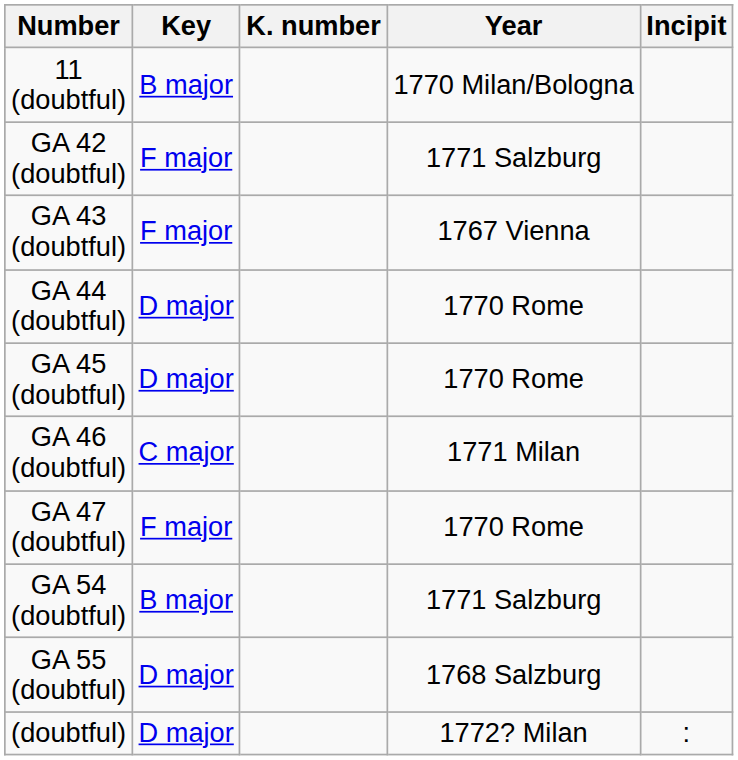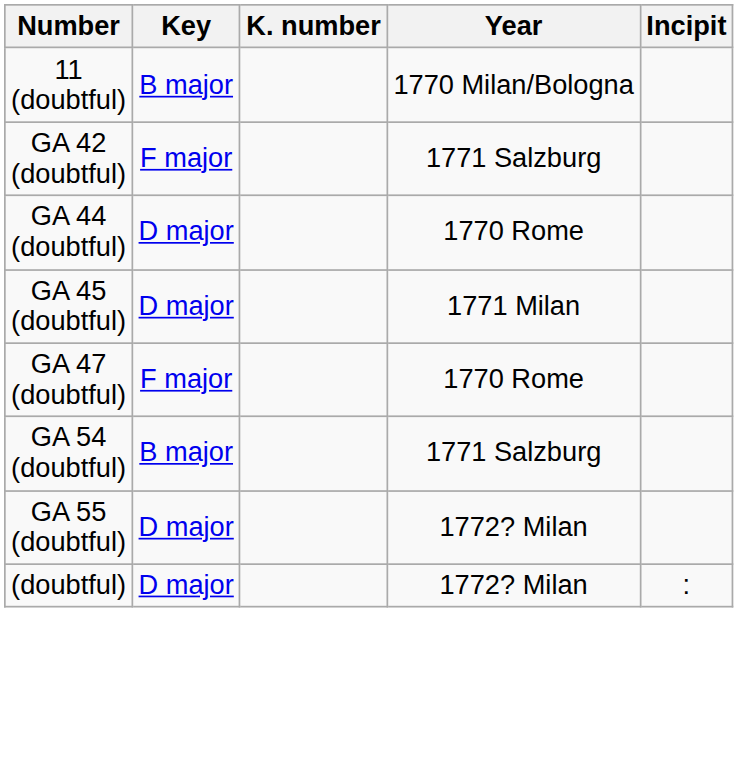- row: (69, 231)
(514, 379) 1770 Rome -> (514, 305) 1771 Milan
- row: (69, 453)
(514, 674) 1768 Salzburg -> (514, 526) 1772? Milan
